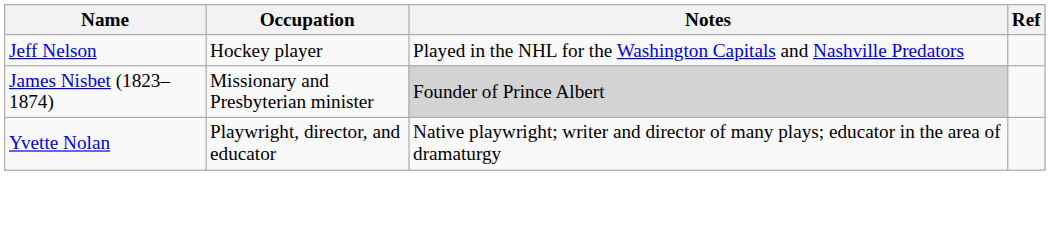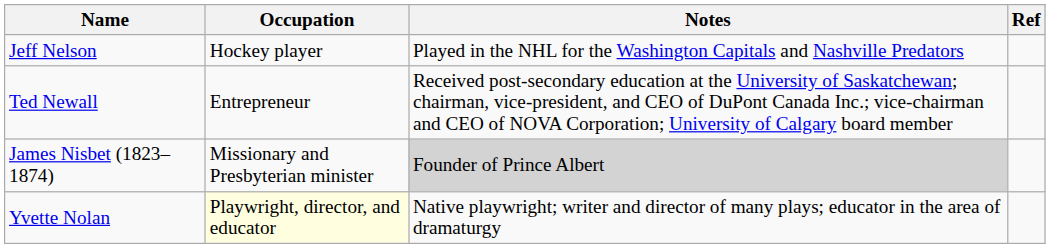+ row: (53, 102)
(305, 143) no background -> (305, 217) lightyellow background
